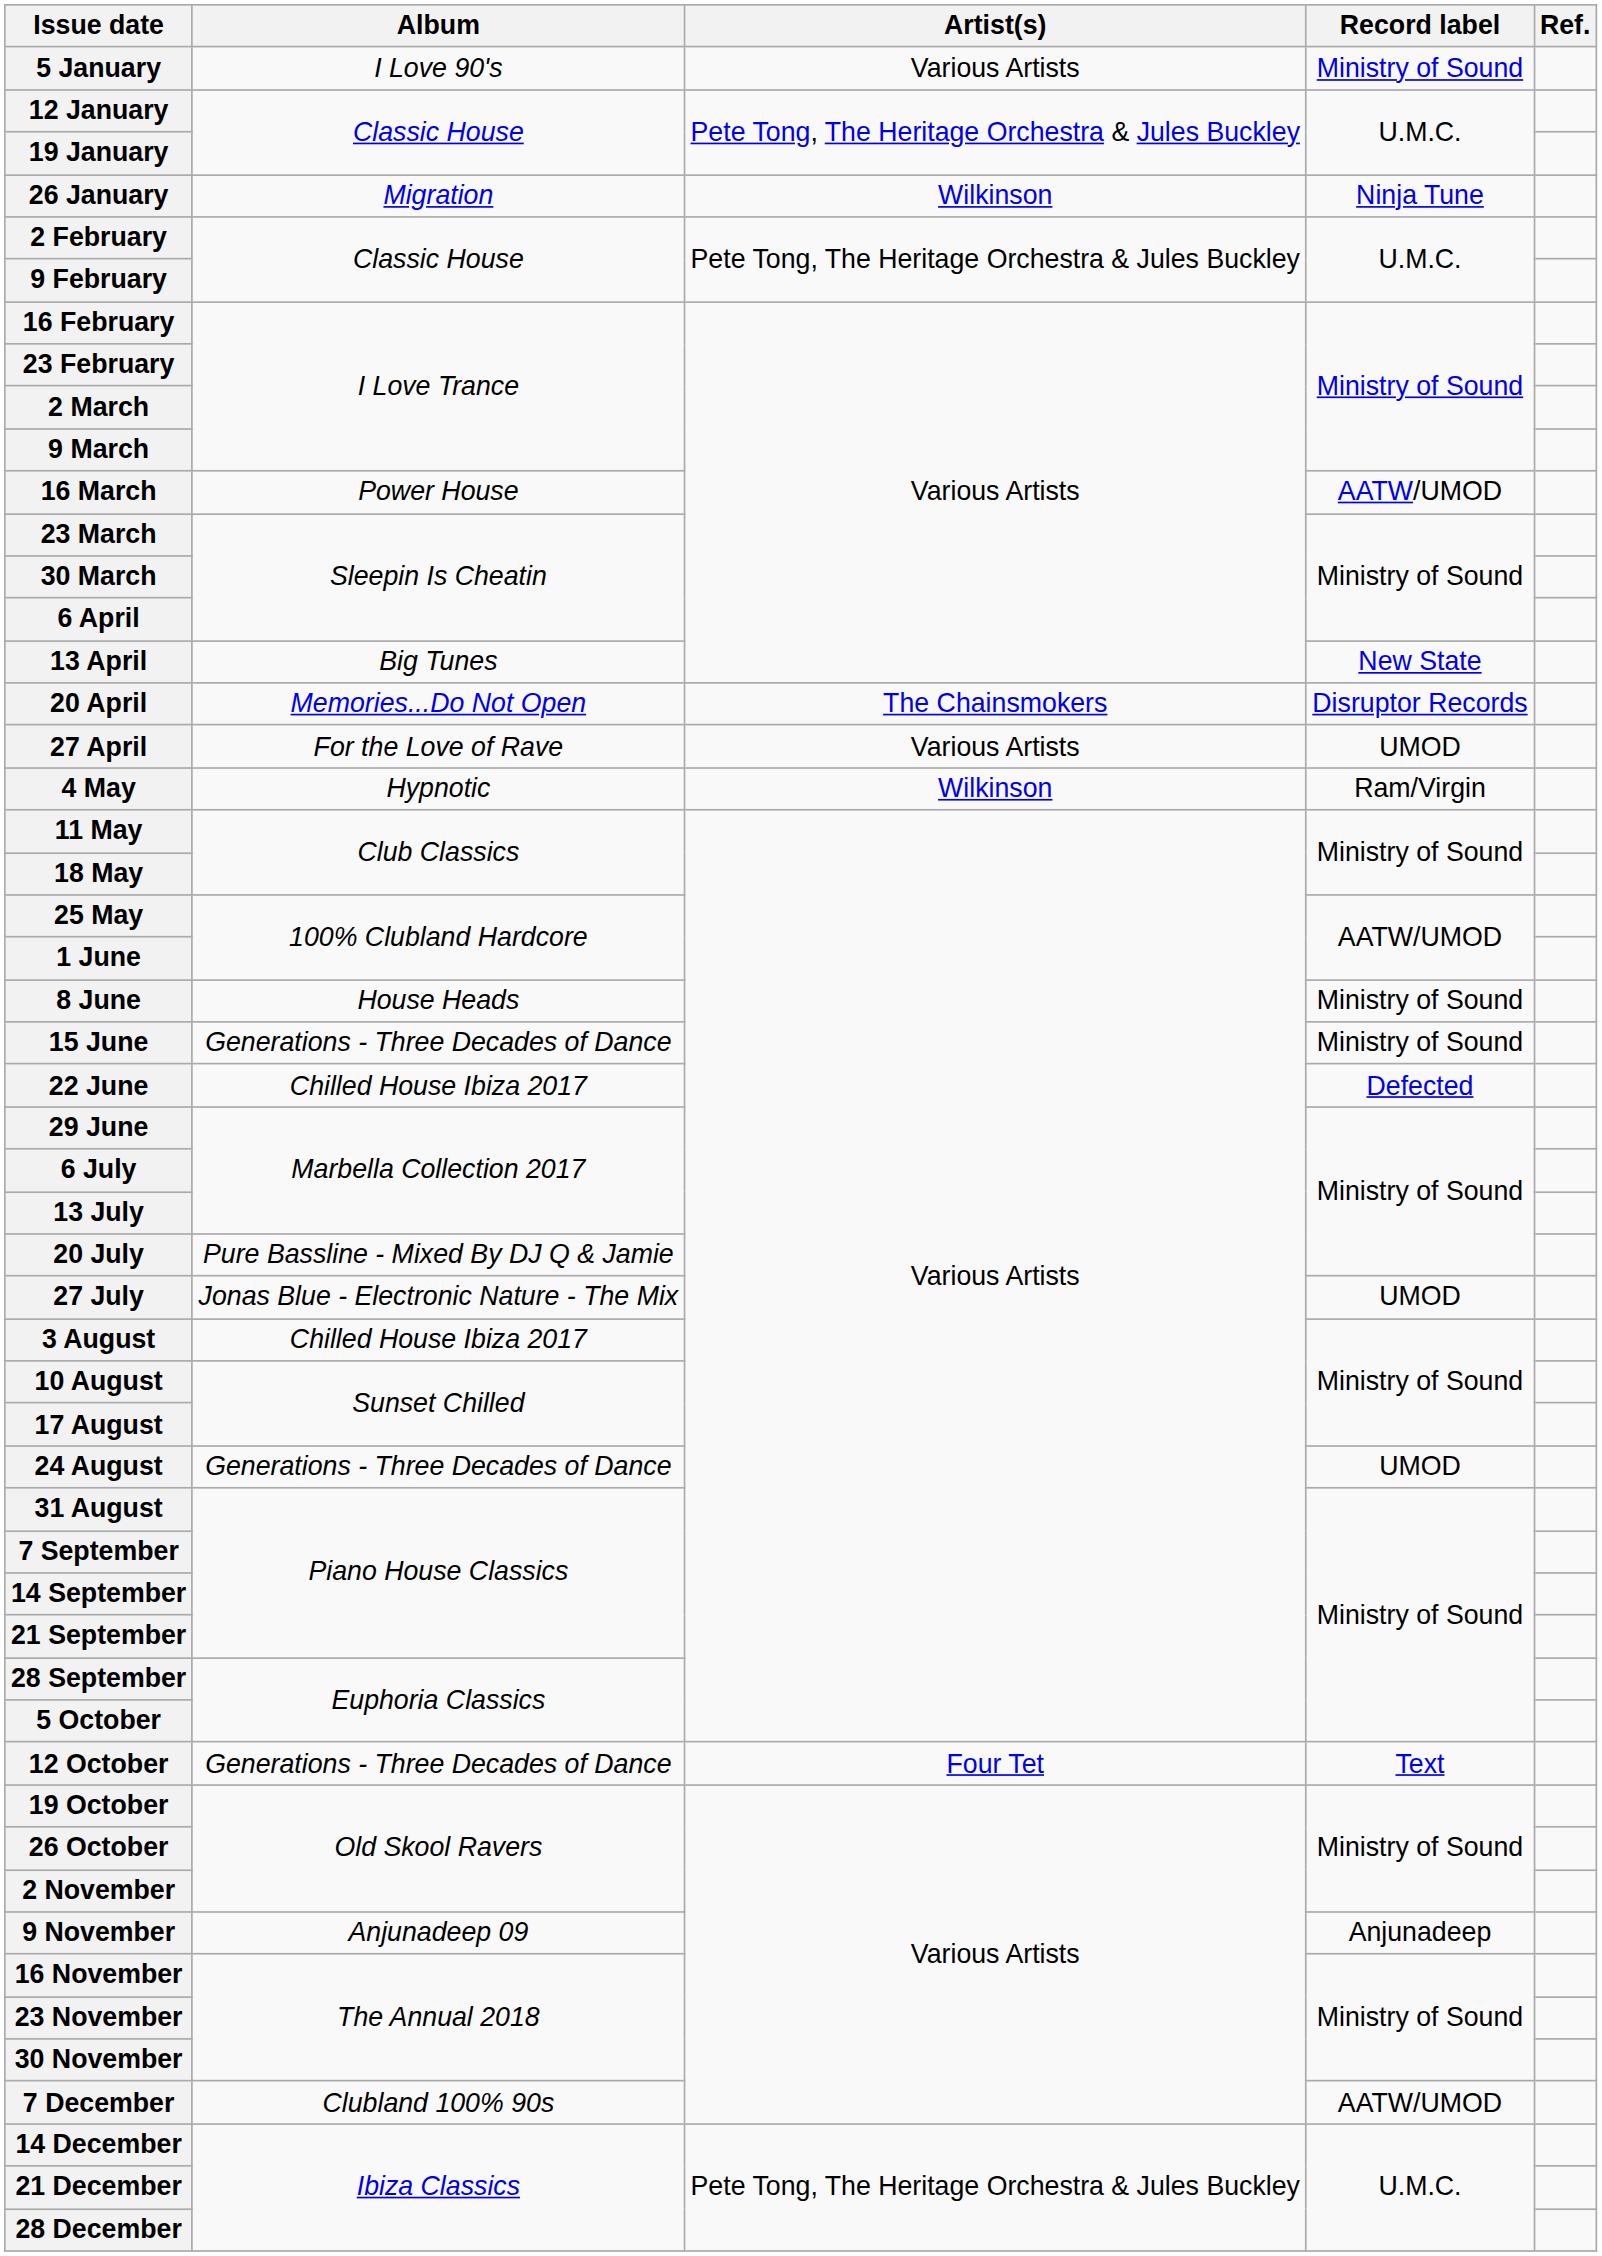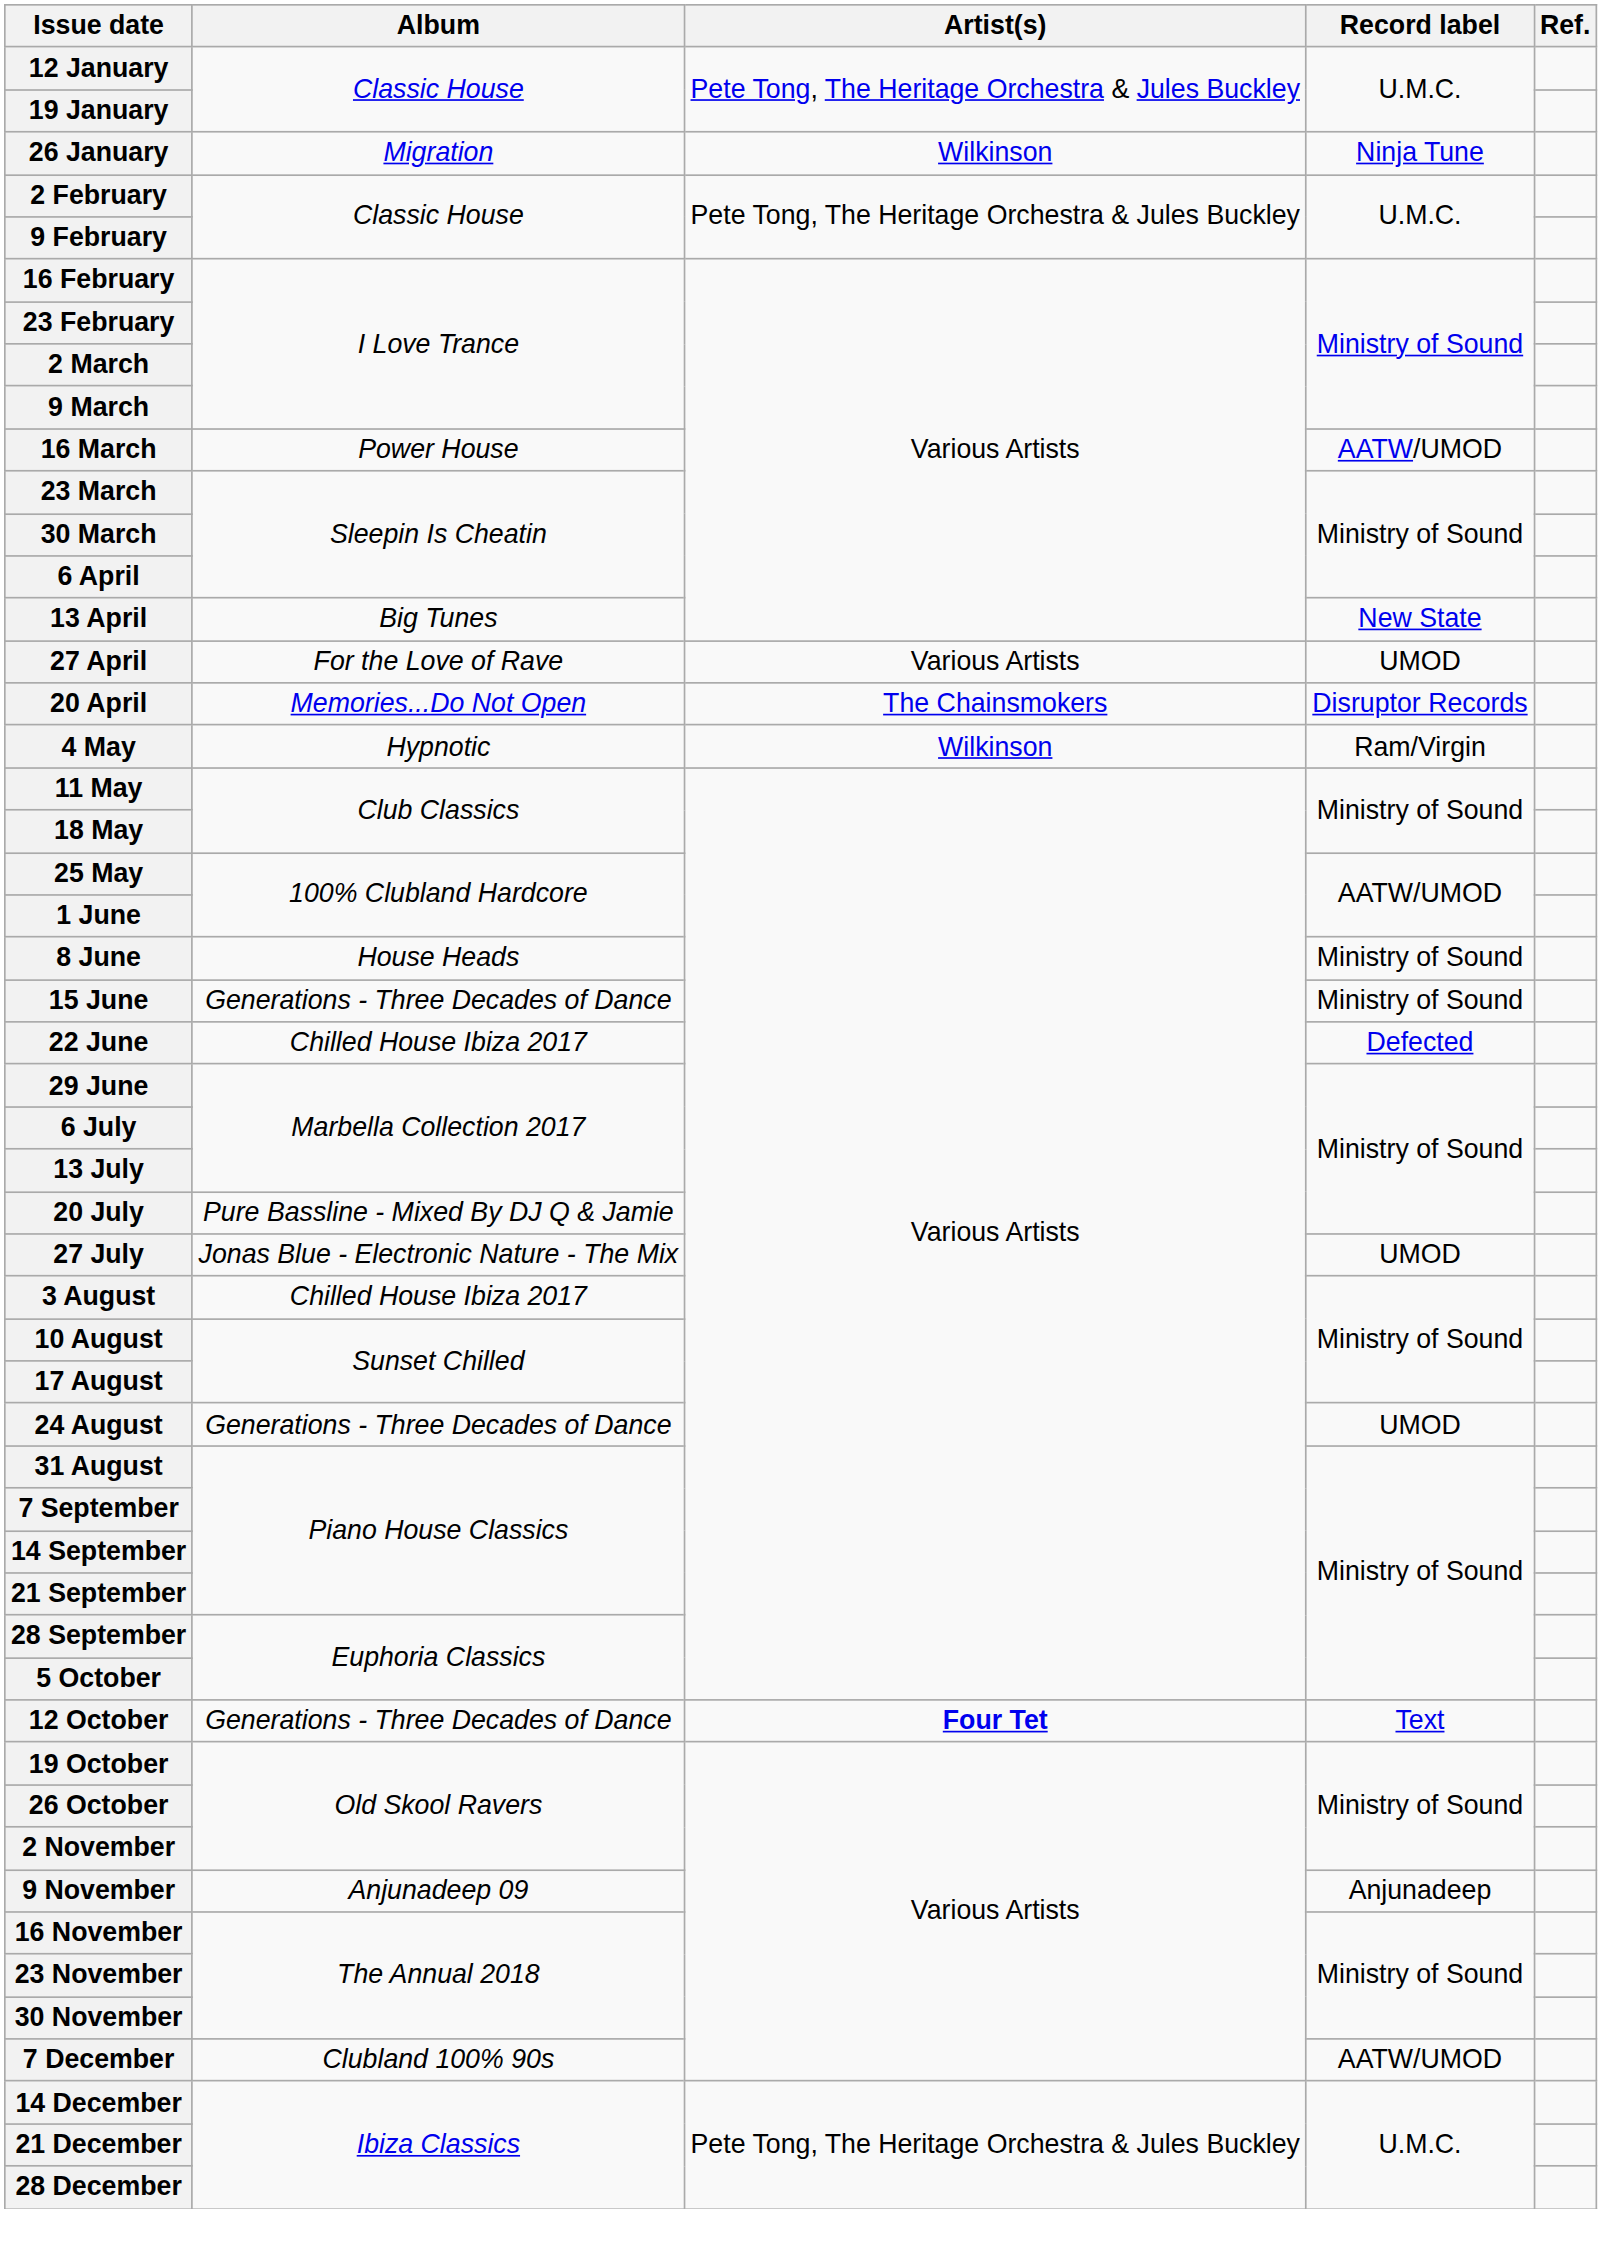- row: (99, 68)
rows swapped: (99, 703) <-> (99, 746)
(995, 1763) normal -> (995, 1720) bold
